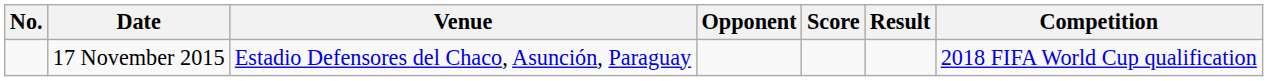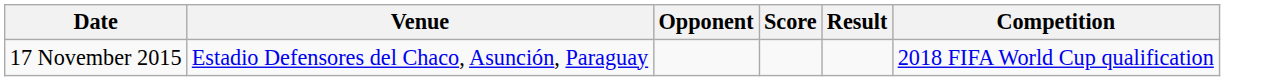- column: (26, 22)
